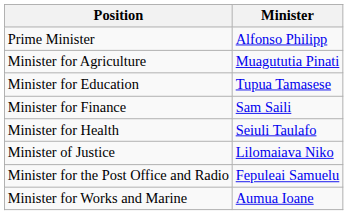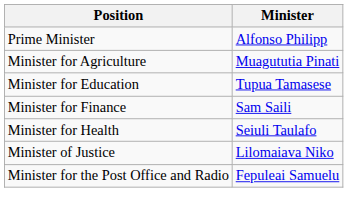- row: (97, 198)
